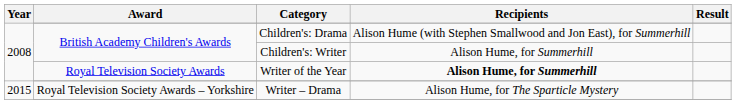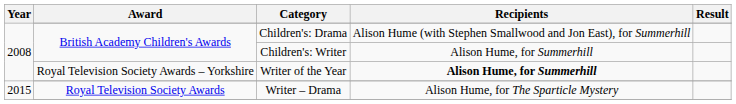(145, 71) Royal Television Society Awards -> (145, 71) Royal Television Society Awards – Yorkshire
(145, 90) Royal Television Society Awards – Yorkshire -> (145, 90) Royal Television Society Awards
